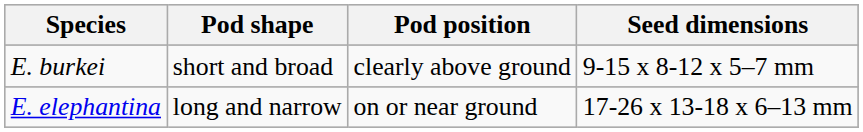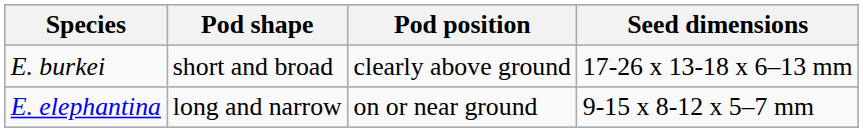(698, 65) 9-15 x 8-12 x 5–7 mm -> (718, 65) 17-26 x 13-18 x 6–13 mm
(718, 106) 17-26 x 13-18 x 6–13 mm -> (698, 106) 9-15 x 8-12 x 5–7 mm
